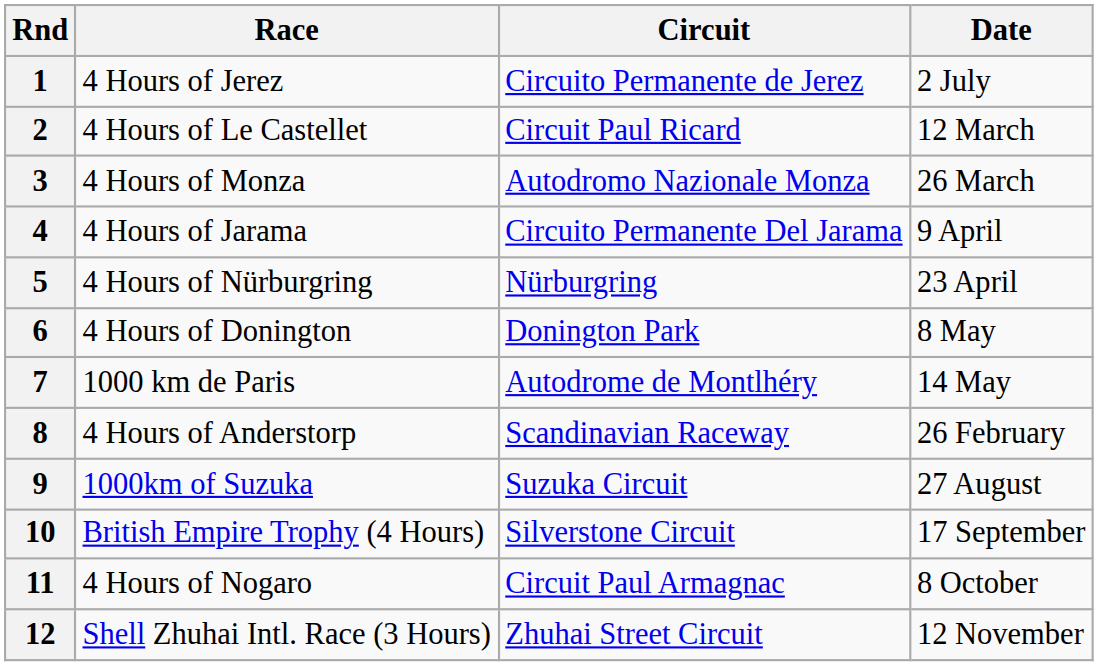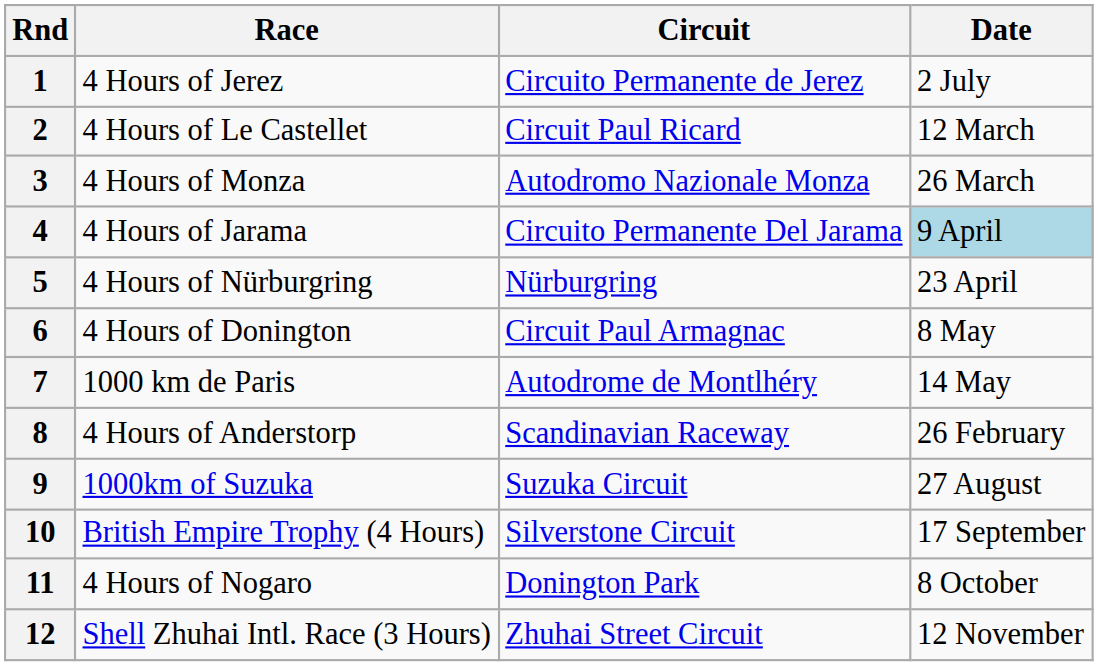(960, 231) no background -> (960, 231) lightblue background
(602, 332) Donington Park -> (645, 332) Circuit Paul Armagnac
(645, 583) Circuit Paul Armagnac -> (602, 583) Donington Park
